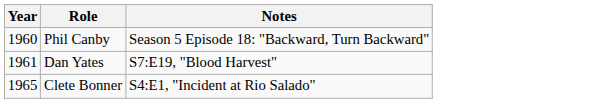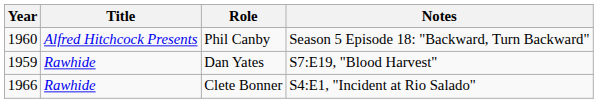+ column: (121, 16)
(23, 62) 1961 -> (23, 62) 1959
(23, 86) 1965 -> (23, 86) 1966
